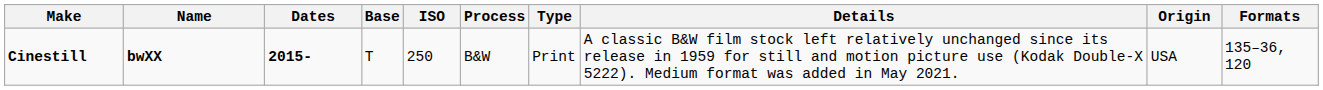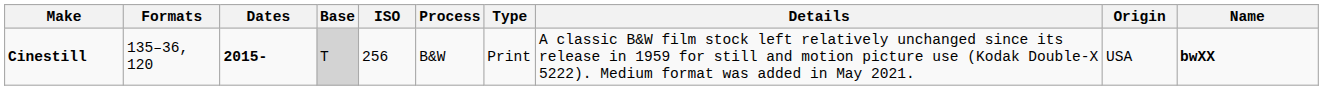columns swapped: (194, 16) <-> (1270, 16)
(369, 57) no background -> (324, 57) lightgrey background
(420, 57) 250 -> (375, 57) 256
